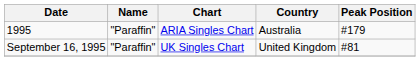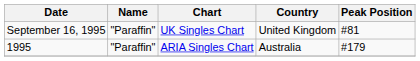rows swapped: (56, 47) <-> (19, 30)
